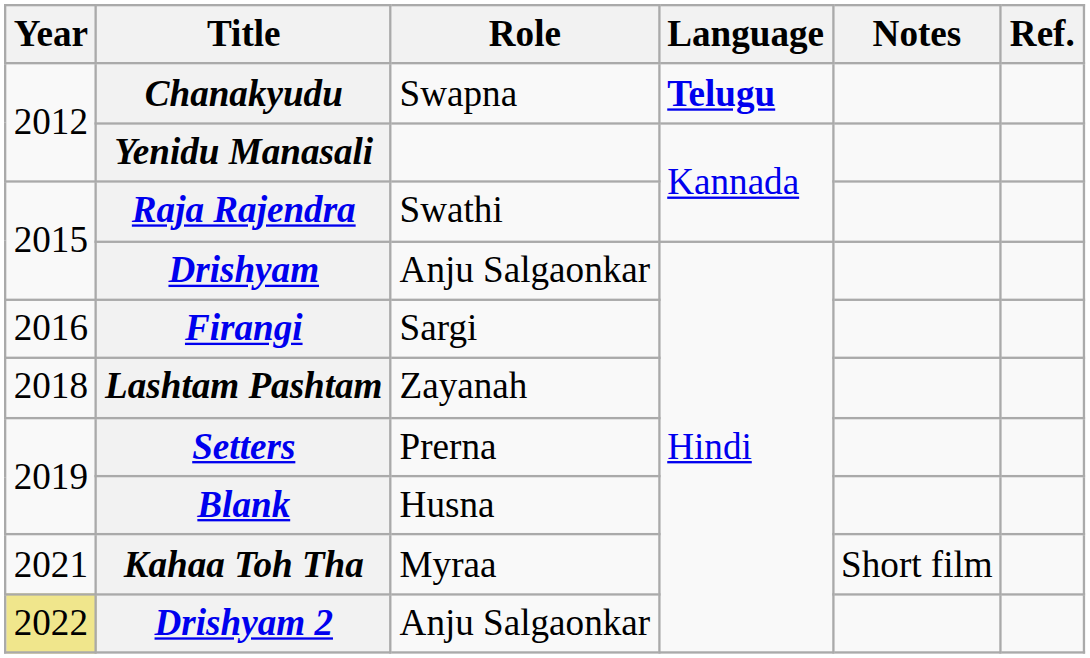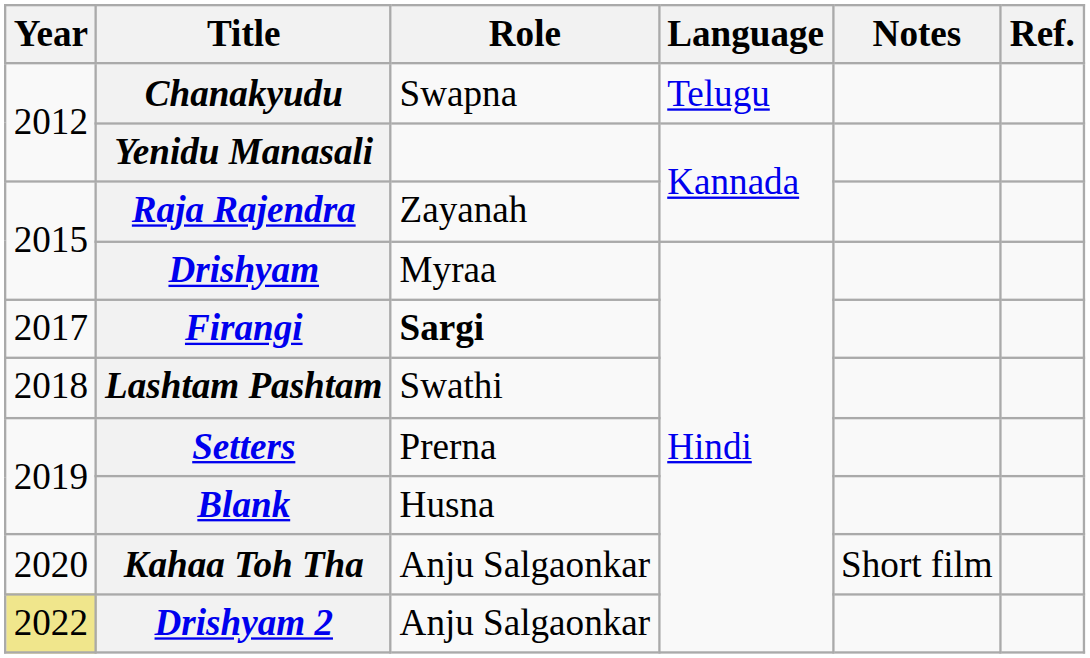(721, 92) bold -> (719, 92) normal
(451, 210) Swathi -> (463, 210) Zayanah
(525, 269) Anju Salgaonkar -> (448, 269) Myraa
(51, 328) 2016 -> (51, 328) 2017
(438, 328) normal -> (442, 328) bold
(463, 387) Zayanah -> (451, 387) Swathi
(51, 563) 2021 -> (51, 563) 2020
(448, 563) Myraa -> (525, 563) Anju Salgaonkar
